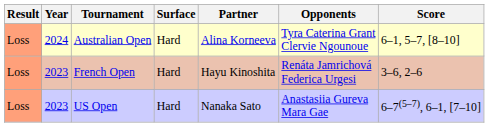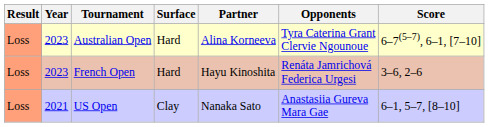(56, 39) 2024 -> (56, 39) 2023
(420, 39) 6–1, 5–7, [8–10] -> (431, 39) 6–7(5–7), 6–1, [7–10]
(56, 105) 2023 -> (56, 105) 2021
(169, 105) Hard -> (168, 105) Clay
(431, 105) 6–7(5–7), 6–1, [7–10] -> (420, 105) 6–1, 5–7, [8–10]
